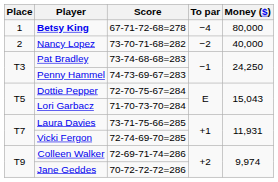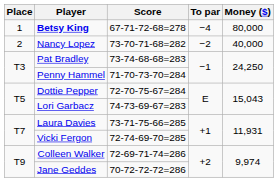(148, 75) 74-73-69-67=283 -> (148, 75) 71-70-73-70=284
(148, 106) 71-70-73-70=284 -> (148, 106) 74-73-69-67=283
